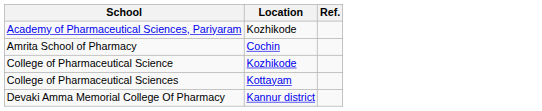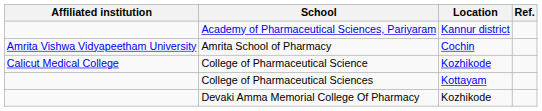+ column: (102, 13)
(272, 30) Kozhikode -> (475, 30) Kannur district
(281, 98) Kannur district -> (466, 98) Kozhikode
